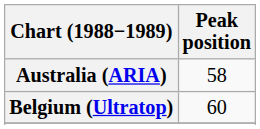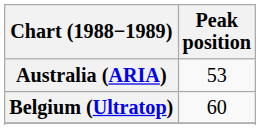(217, 75) 58 -> (217, 75) 53
